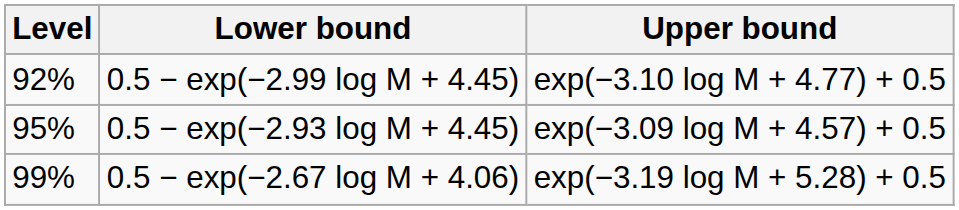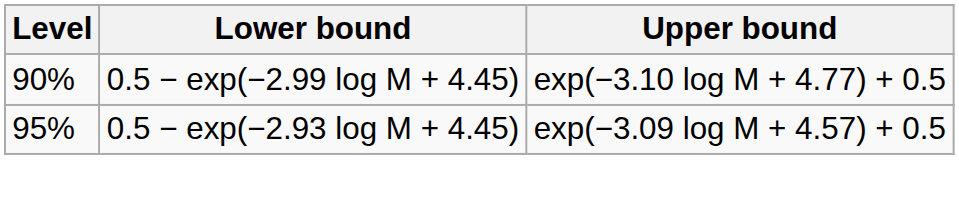(44, 79) 92% -> (44, 79) 90%
- row: (313, 178)
